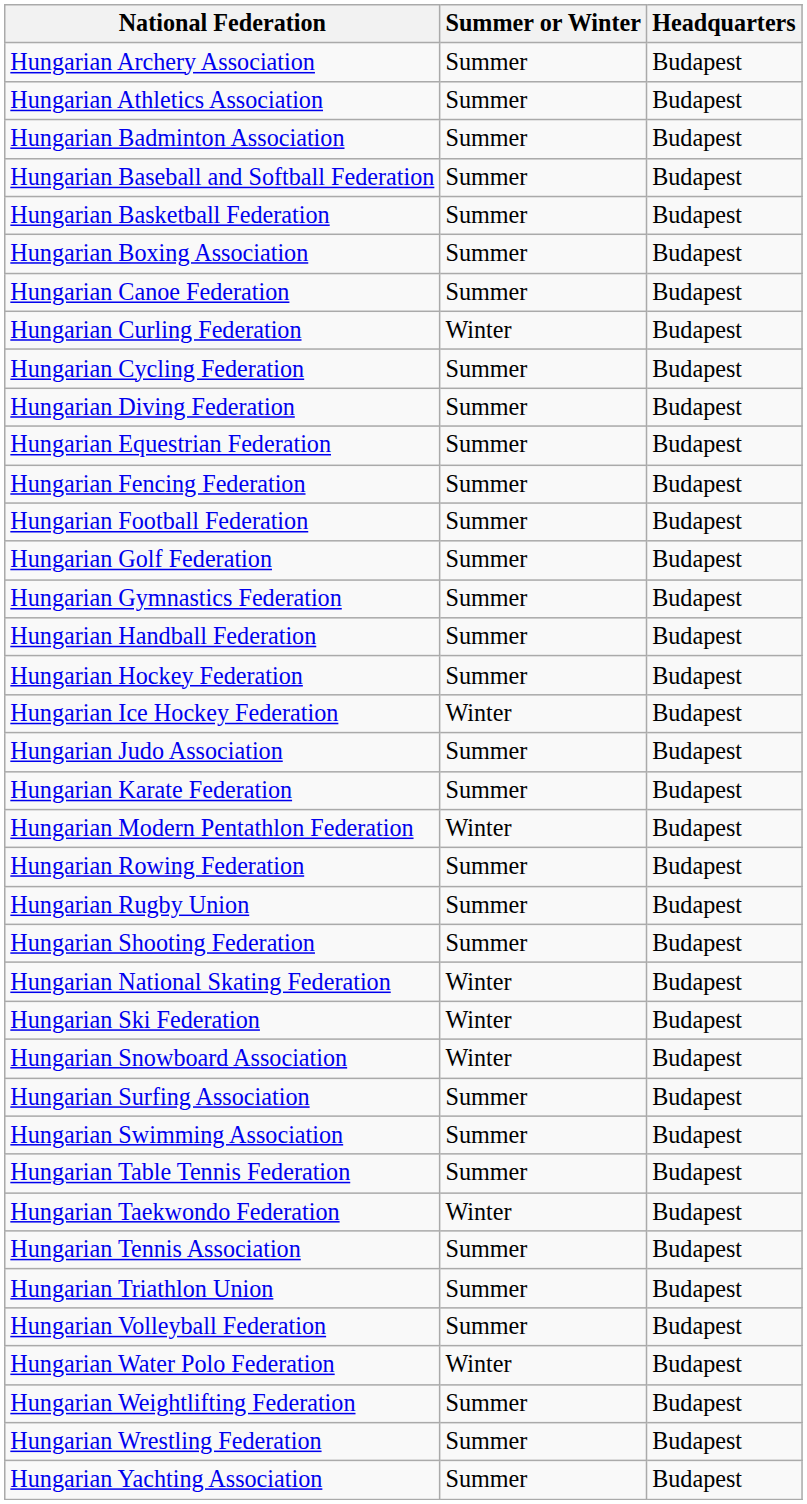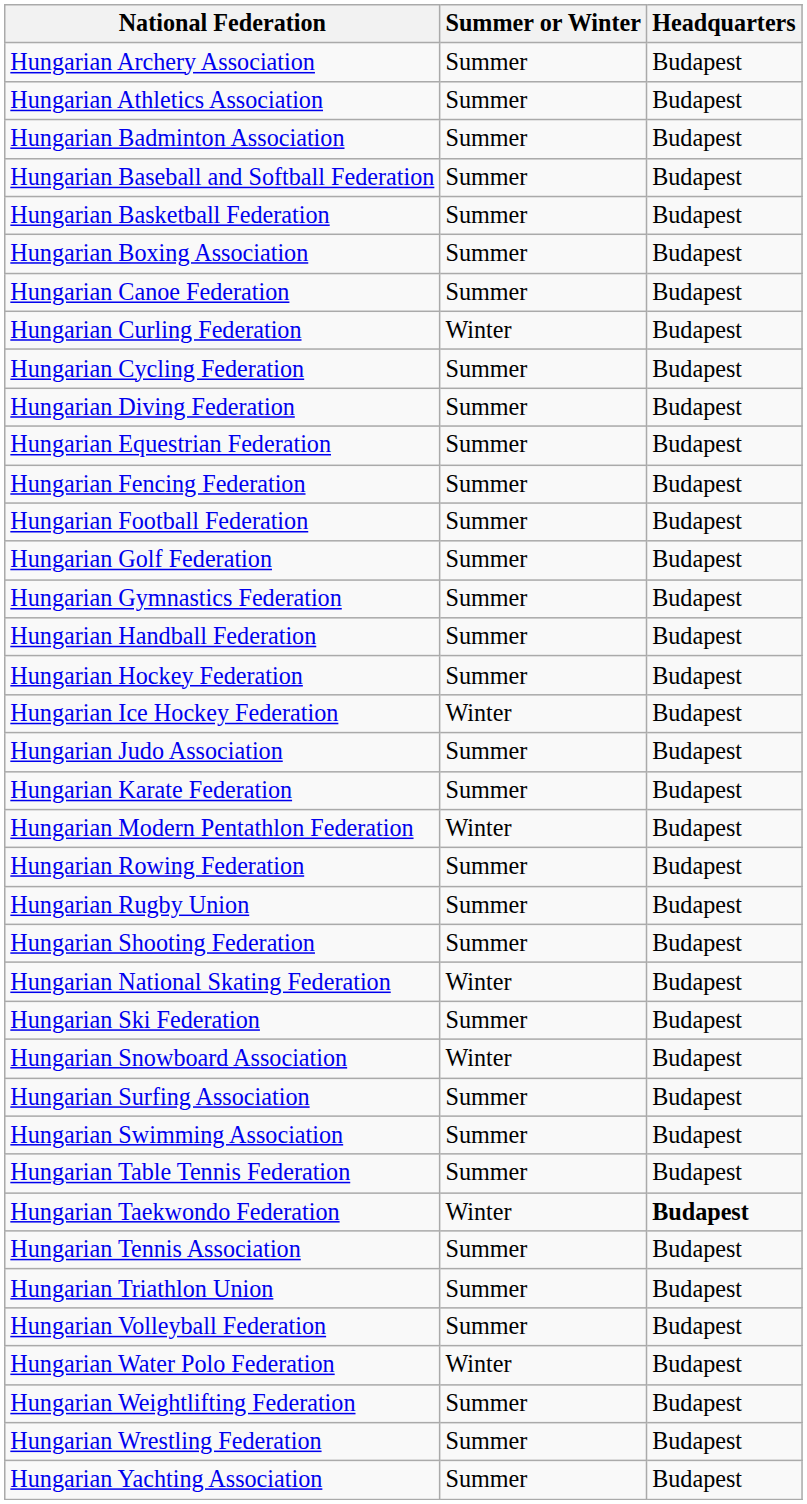(479, 1019) Winter -> (486, 1019) Summer
(697, 1211) normal -> (700, 1211) bold
